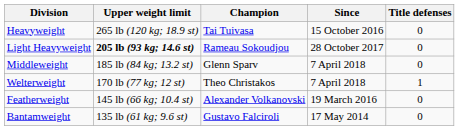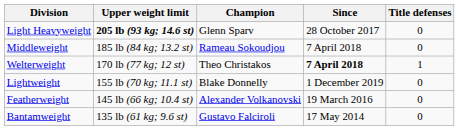- row: (36, 30)
(246, 47) Rameau Sokoudjou -> (226, 30) Glenn Sparv
(231, 64) Glenn Sparv -> (242, 47) Rameau Sokoudjou
(338, 82) normal -> (335, 64) bold
+ row: (33, 82)
